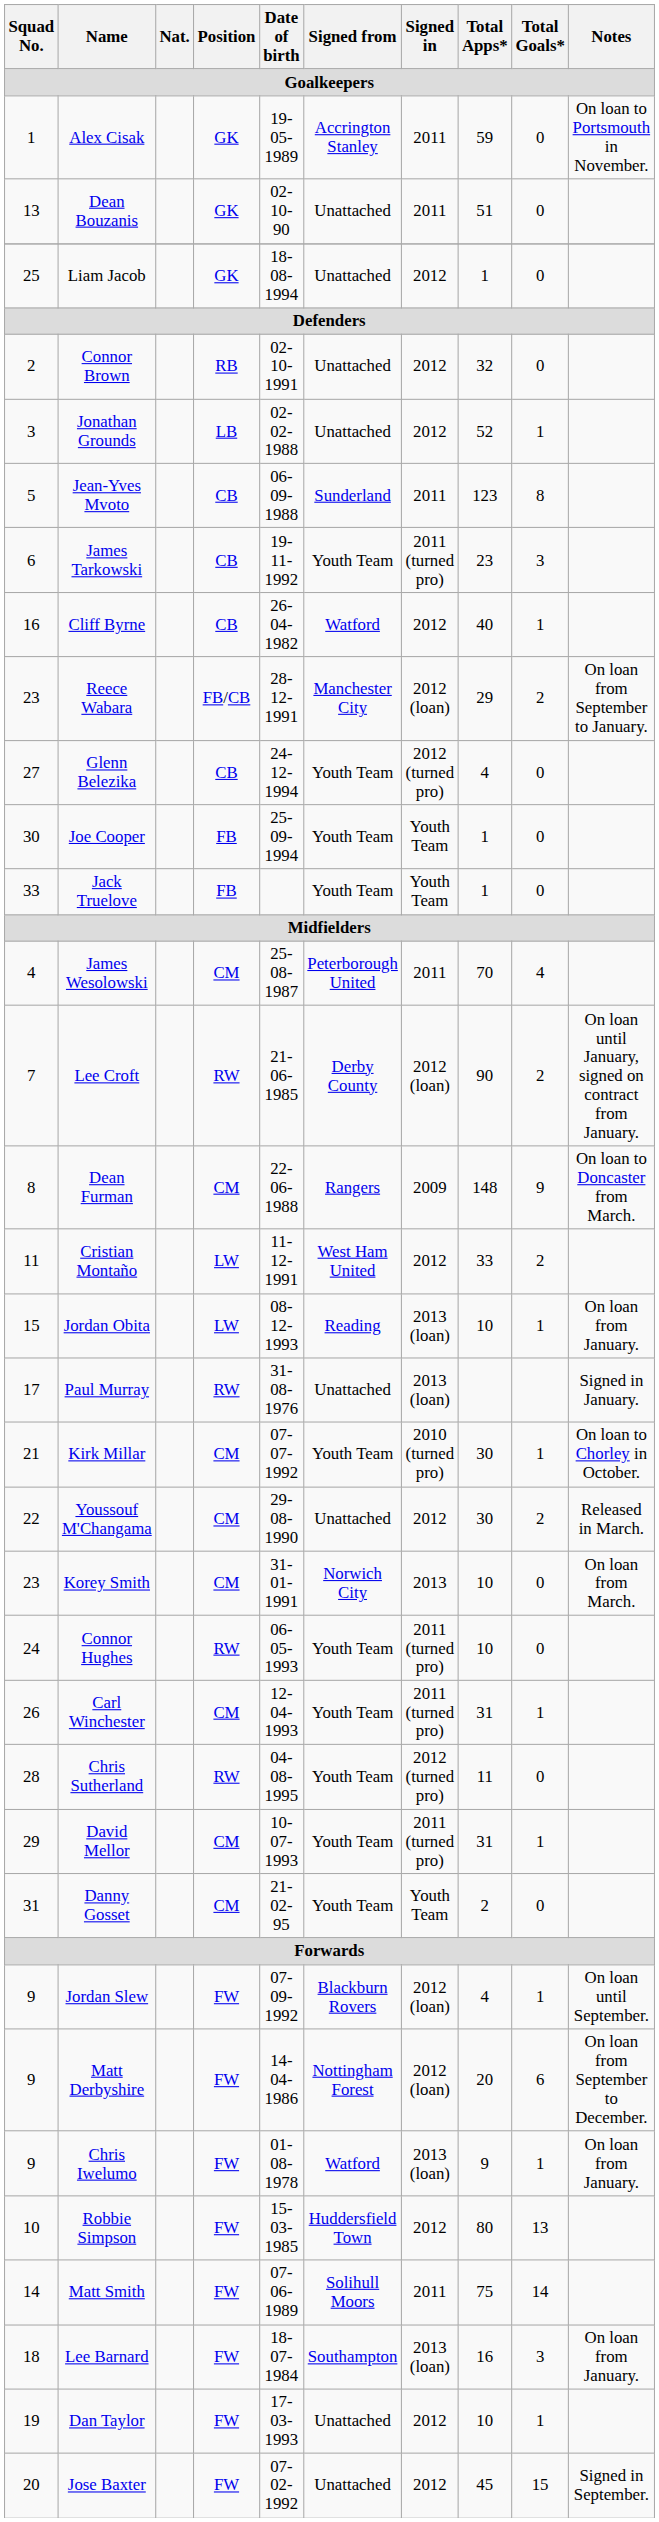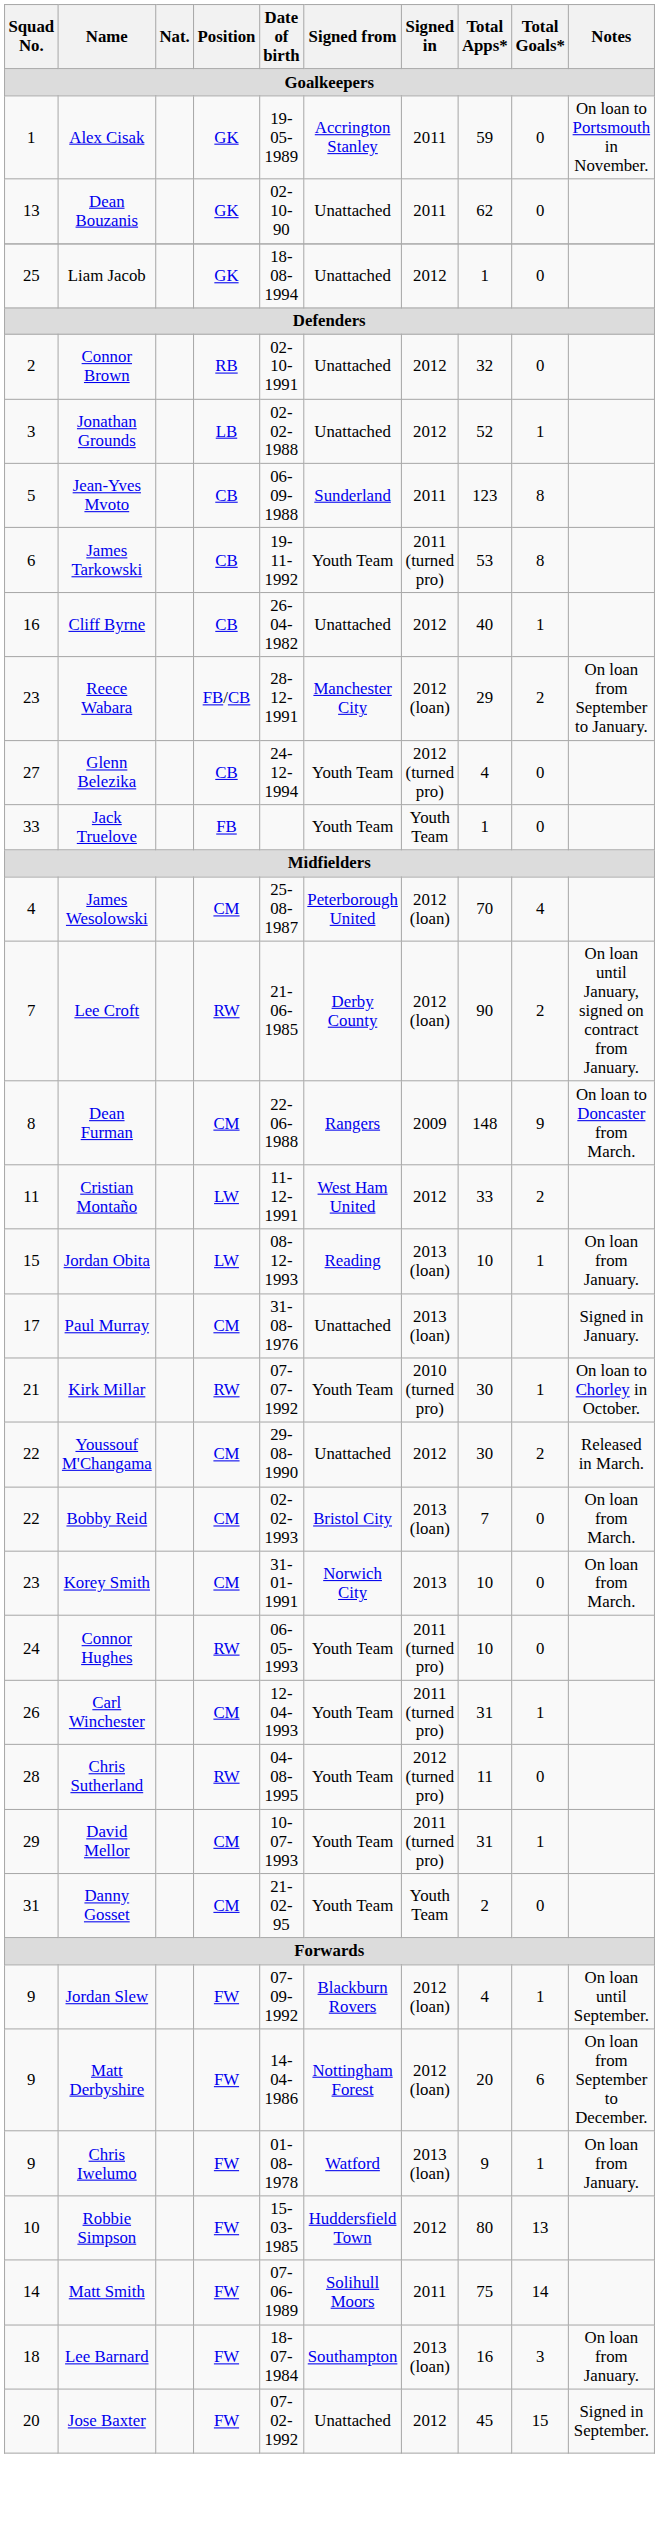(485, 211) 51 -> (485, 211) 62
(485, 560) 23 -> (485, 560) 53
(540, 560) 3 -> (540, 560) 8
(353, 624) Watford -> (353, 624) Unattached
- row: (107, 836)
(430, 973) 2011 -> (430, 908) 2012 (loan)
(226, 1390) RW -> (226, 1325) CM
(226, 1454) CM -> (226, 1390) RW
+ row: (107, 1518)
- row: (107, 2421)
